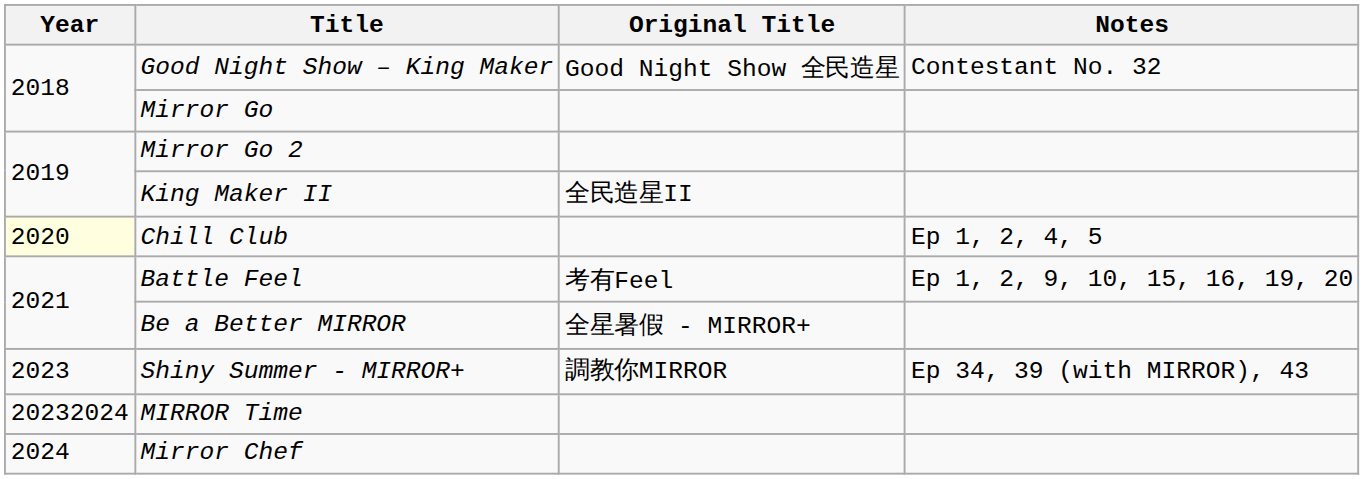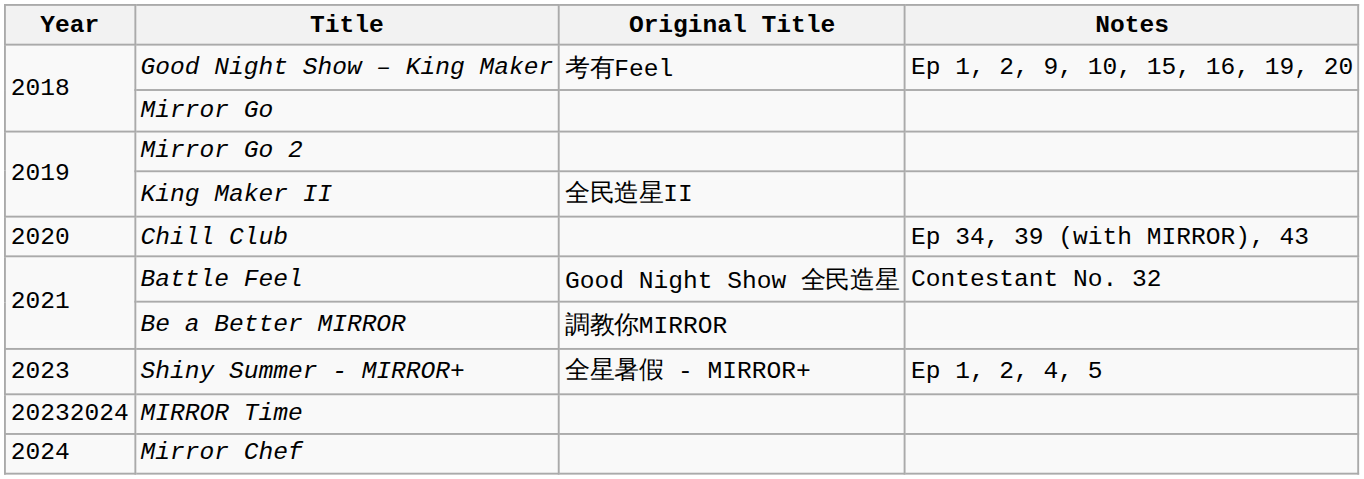(732, 69) Good Night Show 全民造星 -> (619, 69) 考有Feel
(1036, 68) Contestant No. 32 -> (1132, 68) Ep 1, 2, 9, 10, 15, 16, 19, 20
(40, 237) lightyellow background -> (40, 237) no background
(1007, 237) Ep 1, 2, 4, 5 -> (1110, 237) Ep 34, 39 (with MIRROR), 43
(619, 280) 考有Feel -> (732, 280) Good Night Show 全民造星
(1132, 279) Ep 1, 2, 9, 10, 15, 16, 19, 20 -> (1036, 279) Contestant No. 32
(688, 326) 全星暑假 - MIRROR+ -> (646, 326) 調教你MIRROR
(646, 372) 調教你MIRROR -> (688, 372) 全星暑假 - MIRROR+
(1110, 371) Ep 34, 39 (with MIRROR), 43 -> (1007, 371) Ep 1, 2, 4, 5
